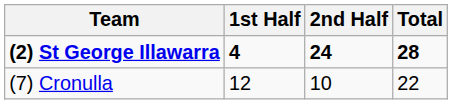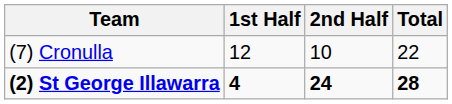rows swapped: (114, 51) <-> (61, 83)
